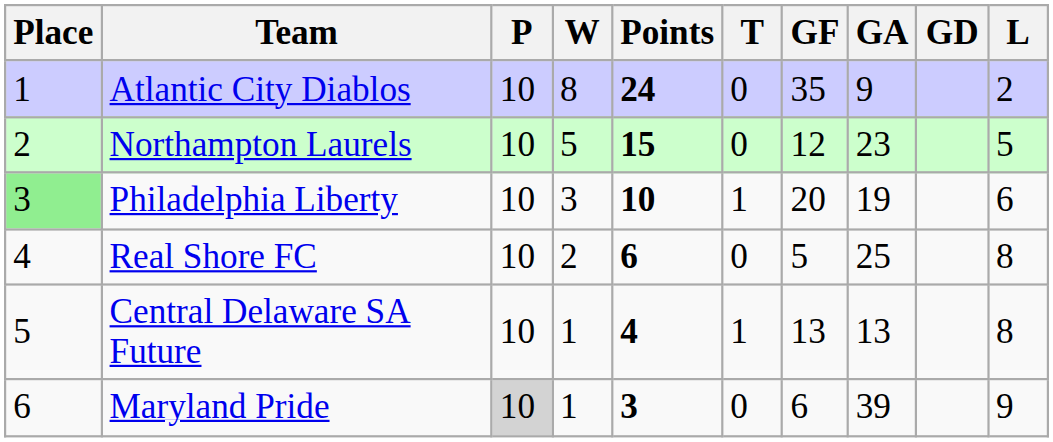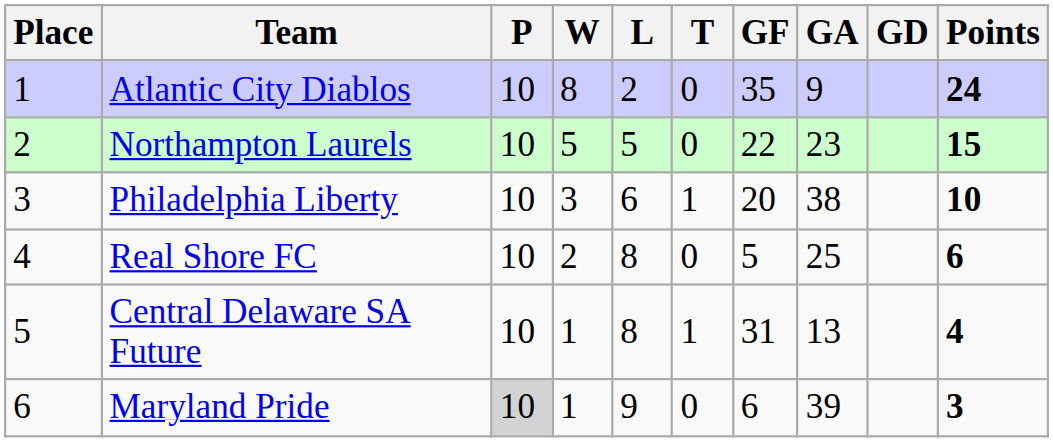columns swapped: (1018, 32) <-> (667, 32)
(808, 144) 12 -> (758, 144) 22
(22, 199) lightgreen background -> (22, 199) no background
(873, 199) 19 -> (823, 199) 38
(808, 331) 13 -> (758, 331) 31
